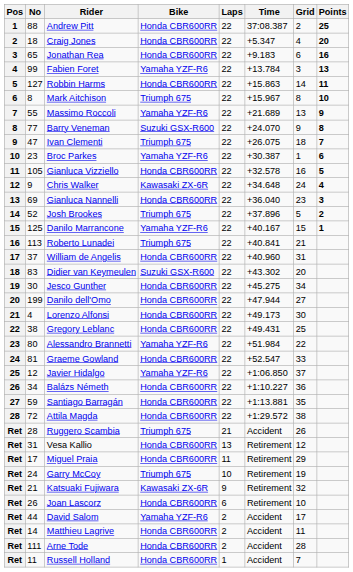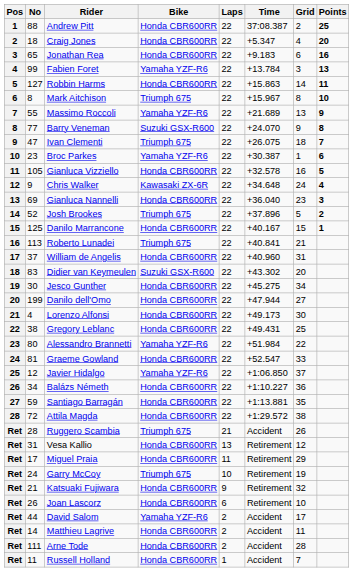(174, 228) Yamaha YZF-R6 -> (179, 228) Honda CBR600RR
(174, 488) Kawasaki ZX-6R -> (179, 488) Honda CBR600RR
